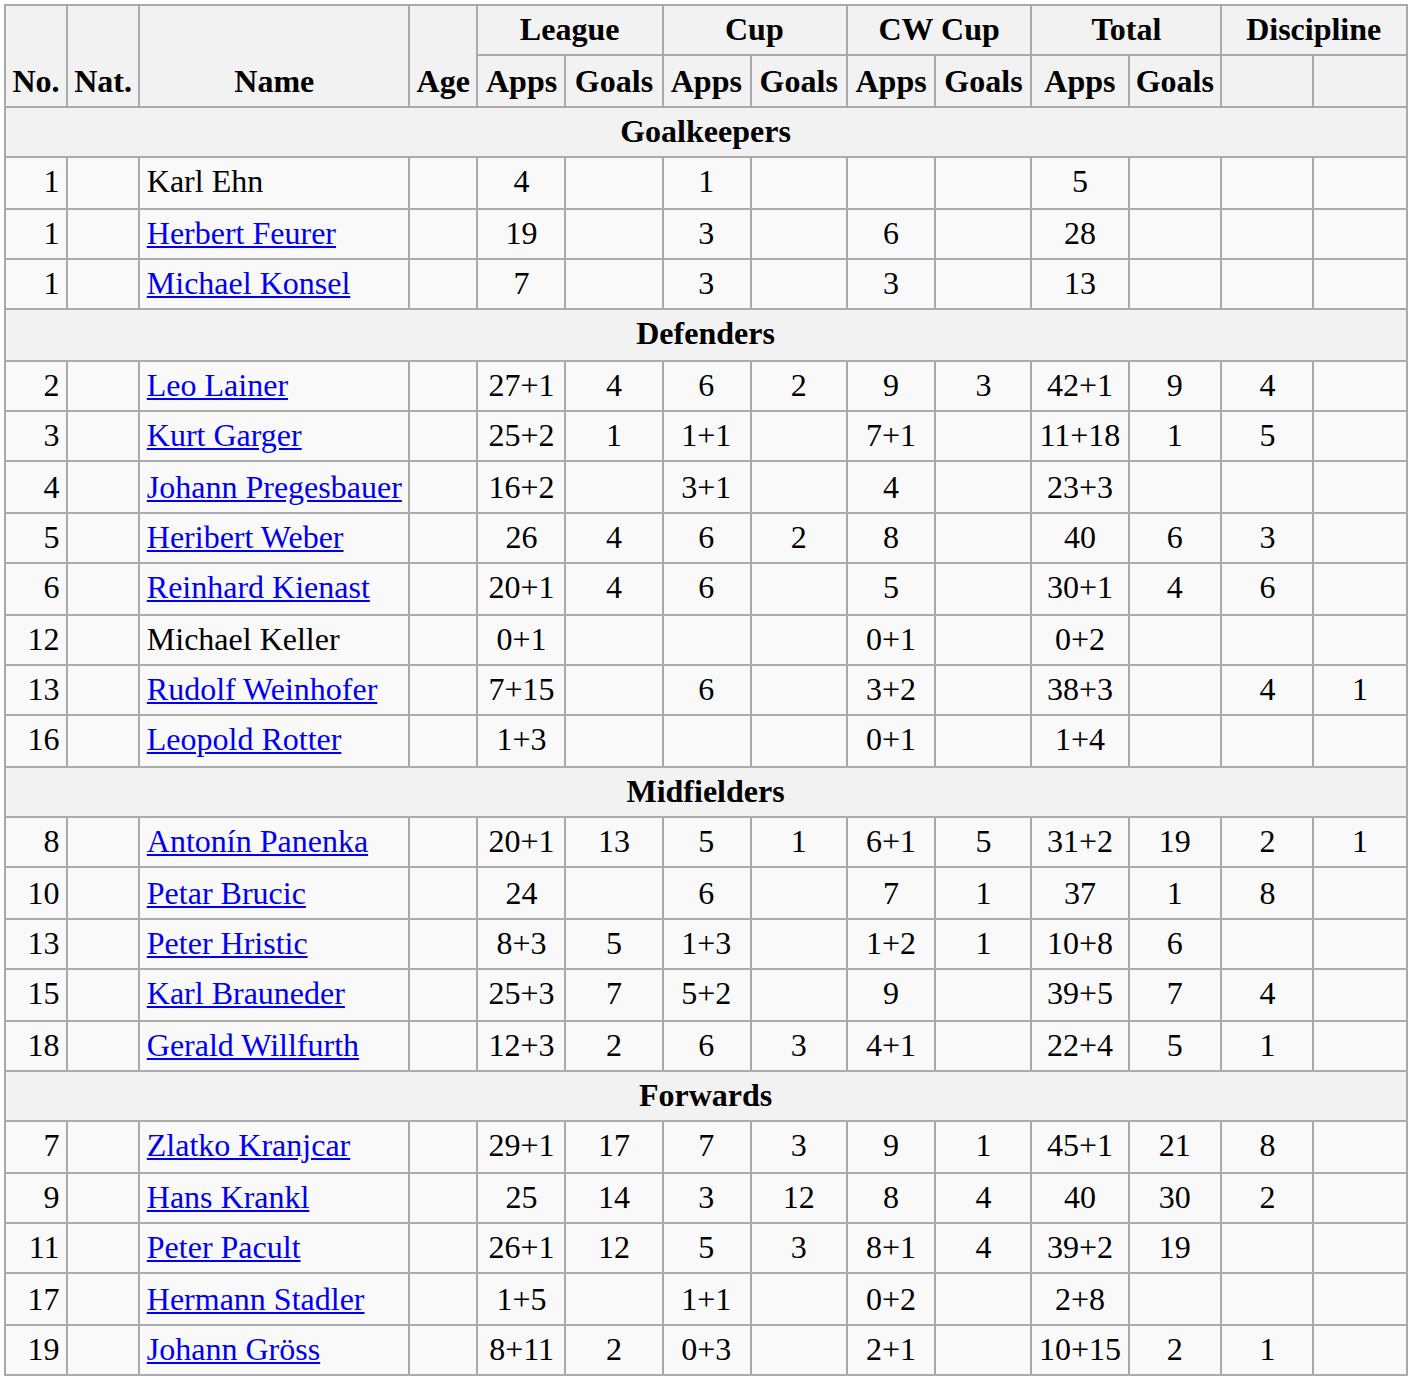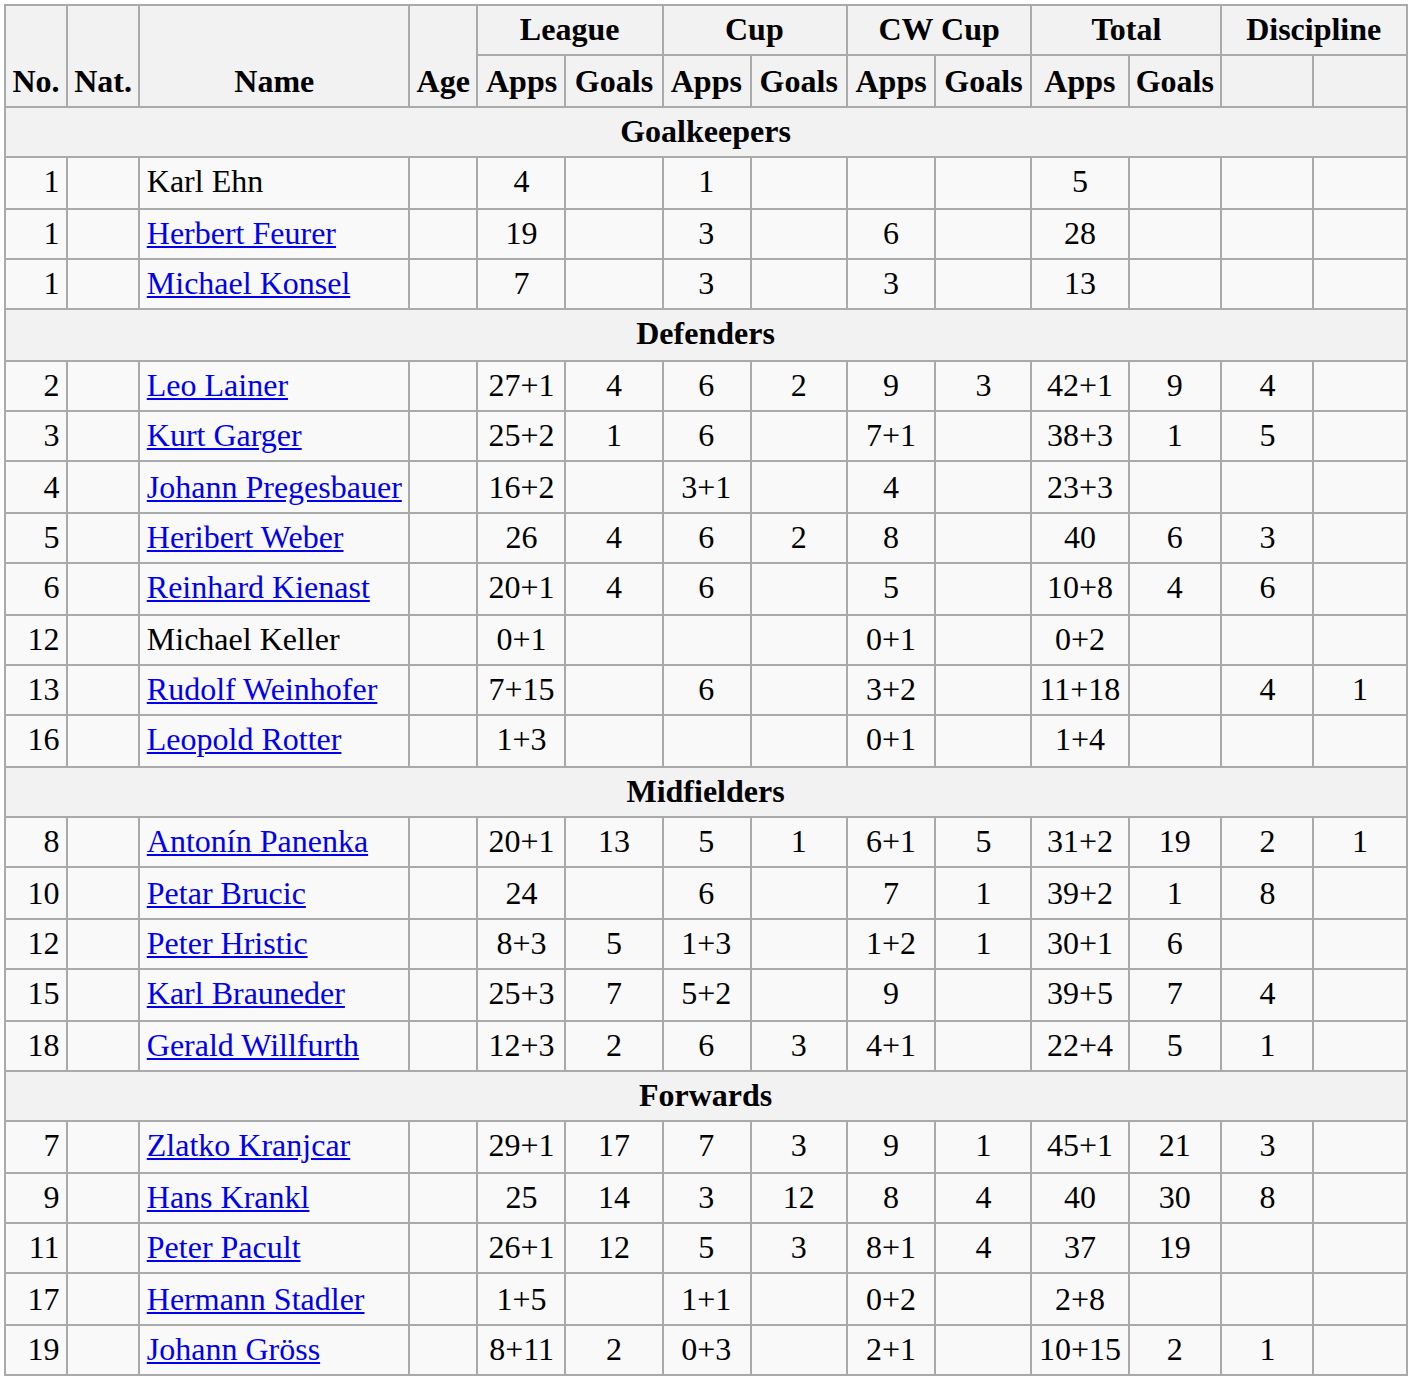(706, 435) 1+1 -> (706, 435) 6
(1080, 435) 11+18 -> (1080, 435) 38+3
(1080, 588) 30+1 -> (1080, 588) 10+8
(1080, 689) 38+3 -> (1080, 689) 11+18
(1080, 892) 37 -> (1080, 892) 39+2
(44, 943) 13 -> (44, 943) 12
(1080, 943) 10+8 -> (1080, 943) 30+1
(1268, 1146) 8 -> (1268, 1146) 3
(1268, 1197) 2 -> (1268, 1197) 8
(1080, 1247) 39+2 -> (1080, 1247) 37
